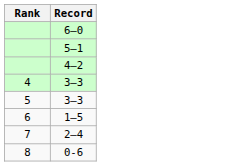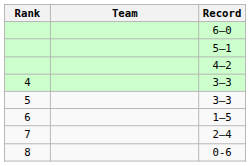+ column: (125, 13)
